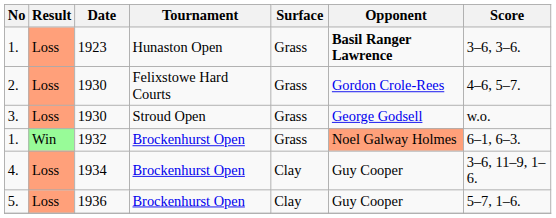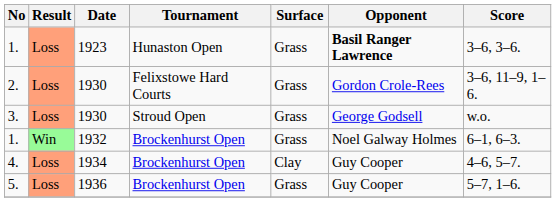(494, 85) 4–6, 5–7. -> (506, 85) 3–6, 11–9, 1–6.
(394, 139) lightsalmon background -> (394, 139) no background
(506, 170) 3–6, 11–9, 1–6. -> (494, 162) 4–6, 5–7.
(288, 201) Clay -> (291, 185) Grass
